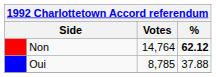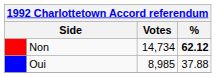(158, 47) 14,764 -> (158, 47) 14,734
(161, 64) 8,785 -> (161, 64) 8,985
